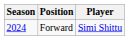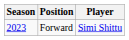(16, 27) 2024 -> (16, 27) 2023
